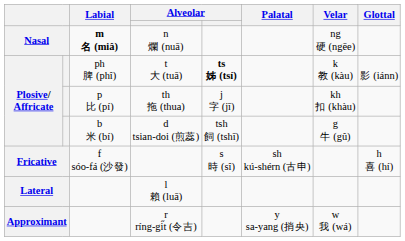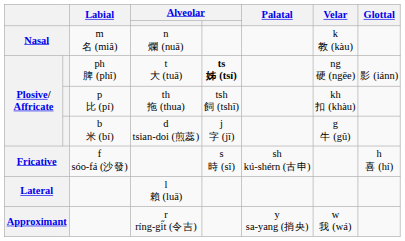(100, 40) bold -> (100, 40) normal
(335, 40) ng 硬 (ngēe) -> (335, 40) k 教 (kàu)
(335, 70) k 教 (kàu) -> (335, 70) ng 硬 (ngēe)
(222, 100) j 字 (jī) -> (222, 100) tsh 飼 (tshī)
(222, 130) tsh 飼 (tshī) -> (222, 130) j 字 (jī)
